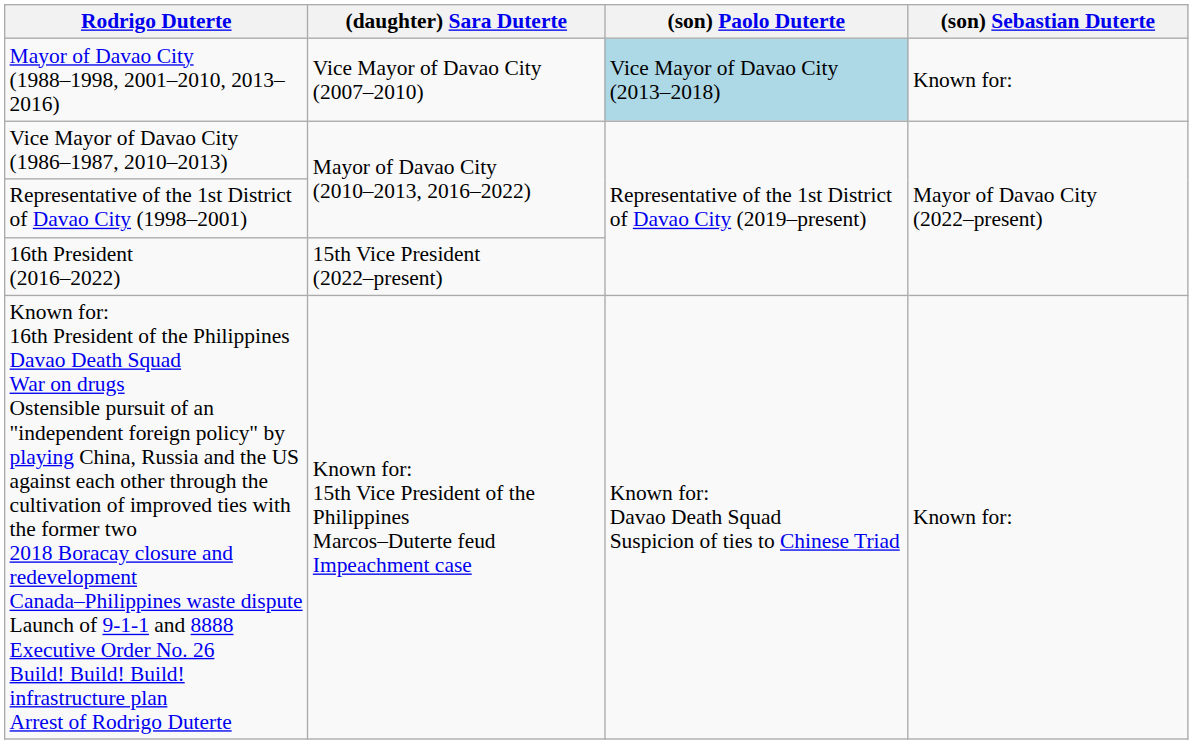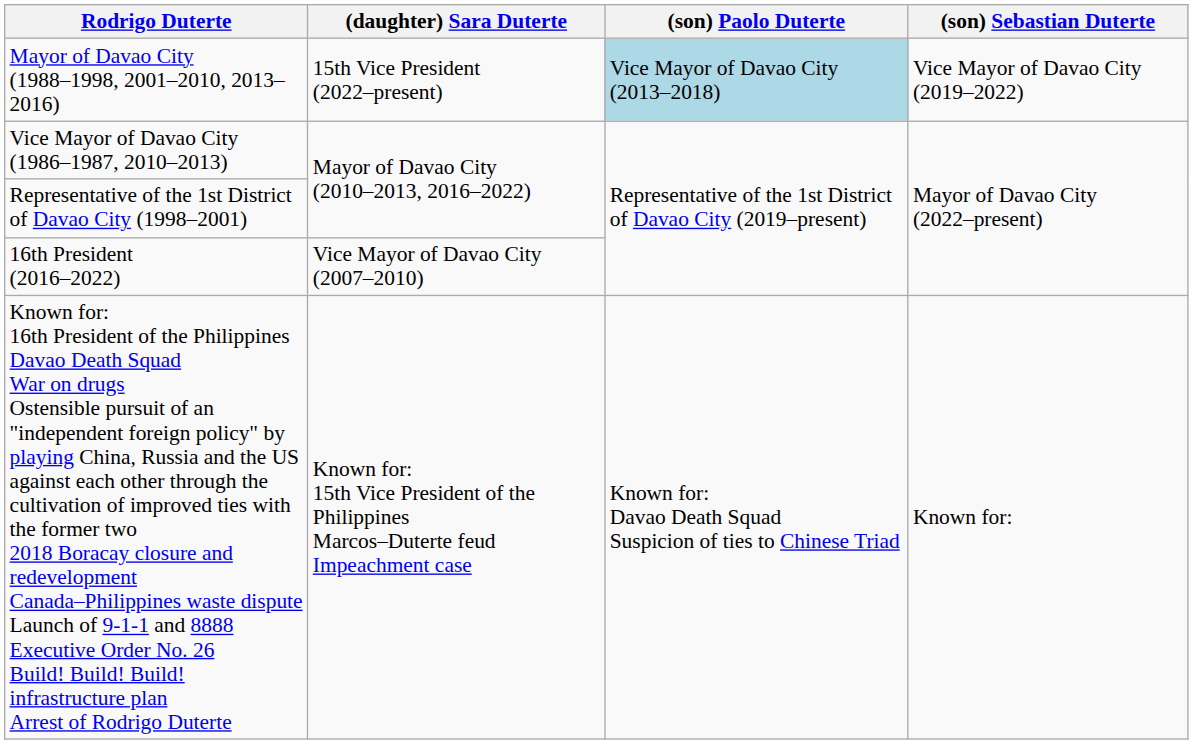(427, 79) Vice Mayor of Davao City (2007–2010) -> (397, 79) 15th Vice President (2022–present)
(963, 79) Known for: -> (1027, 79) Vice Mayor of Davao City (2019–2022)
(397, 266) 15th Vice President (2022–present) -> (427, 266) Vice Mayor of Davao City (2007–2010)
